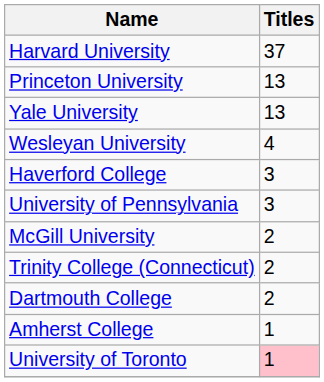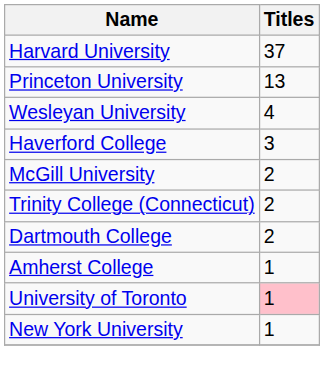- row: (73, 112)
- row: (124, 205)
+ row: (96, 329)
